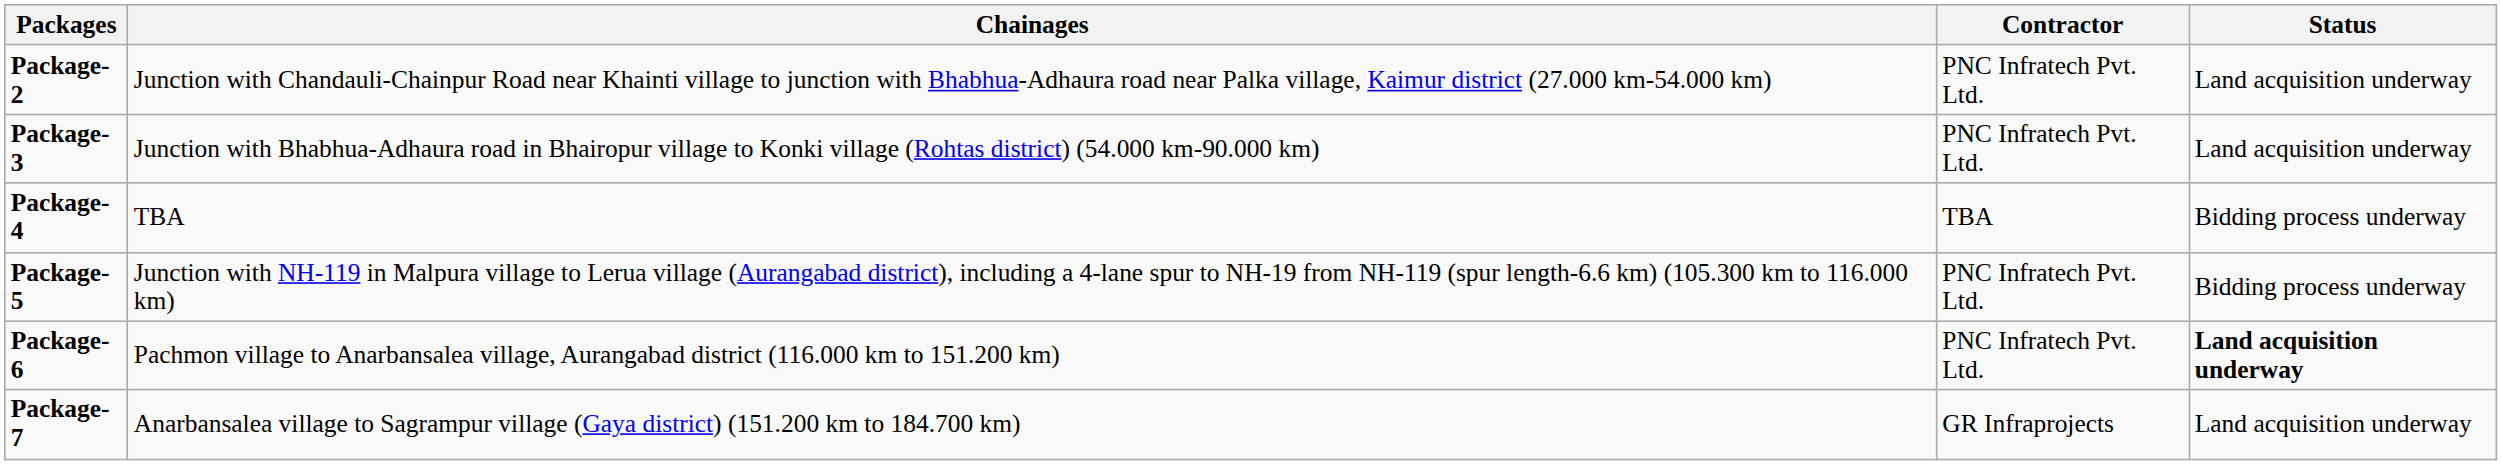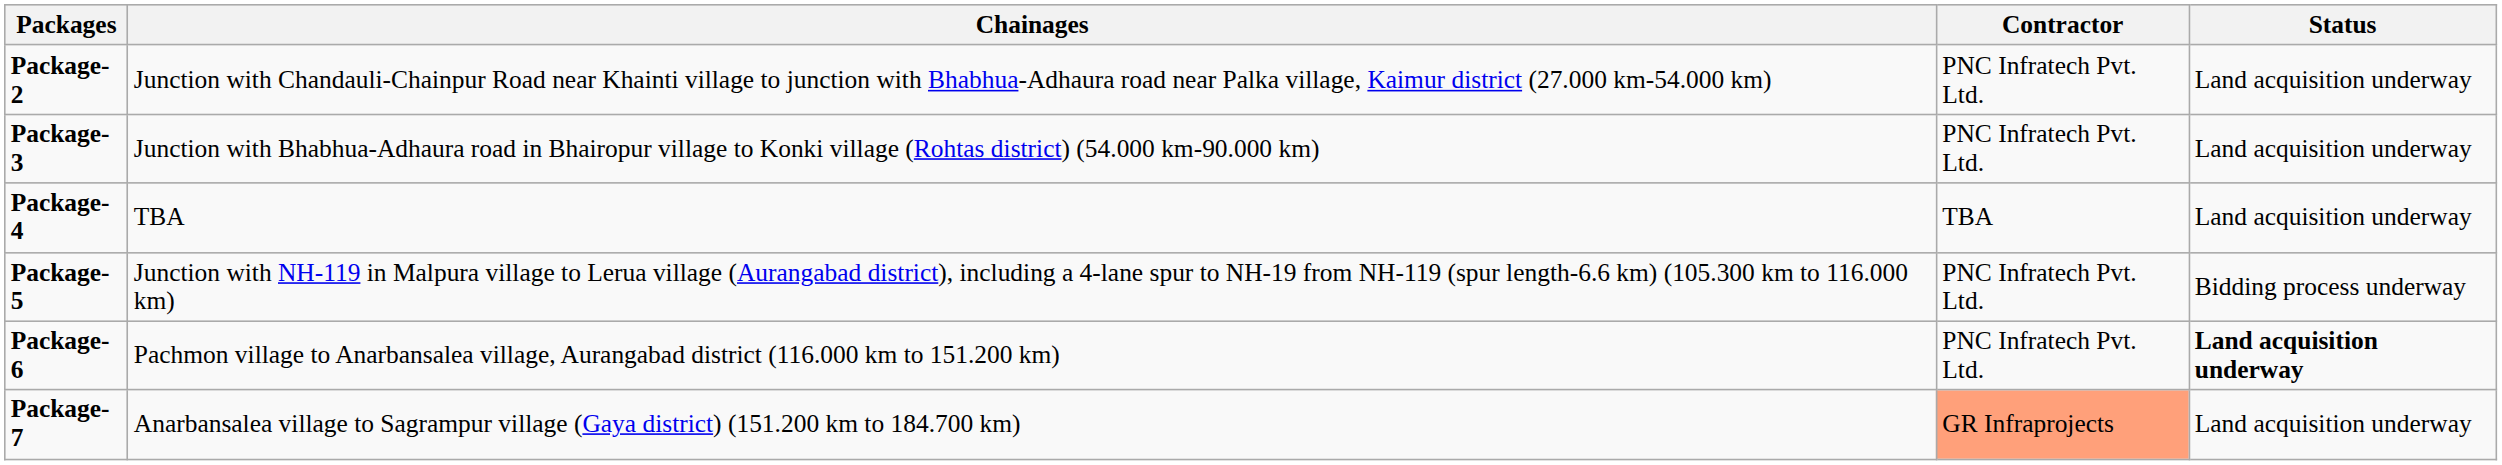(2330, 217) Bidding process underway -> (2333, 217) Land acquisition underway
(2028, 424) no background -> (2028, 424) lightsalmon background
